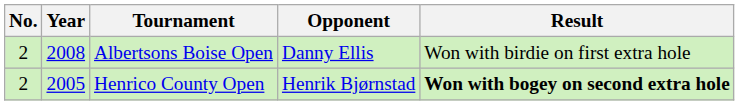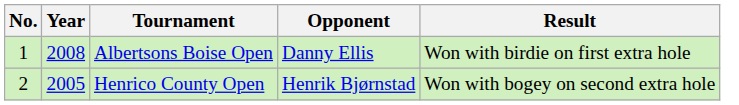(23, 52) 2 -> (23, 52) 1
(577, 84) bold -> (570, 84) normal
